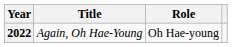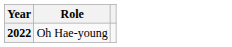- column: (90, 14)
